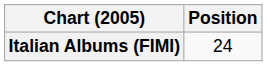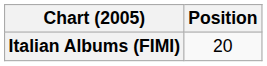(223, 46) 24 -> (223, 46) 20
